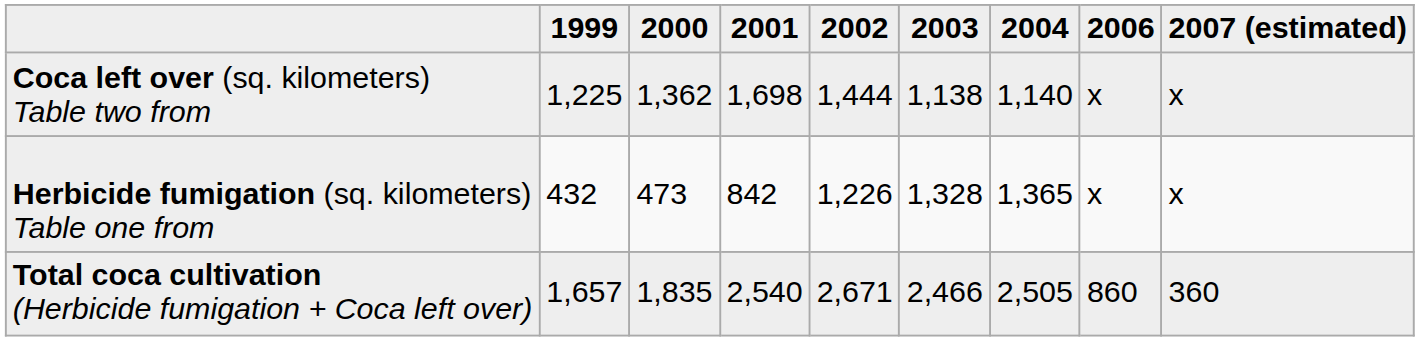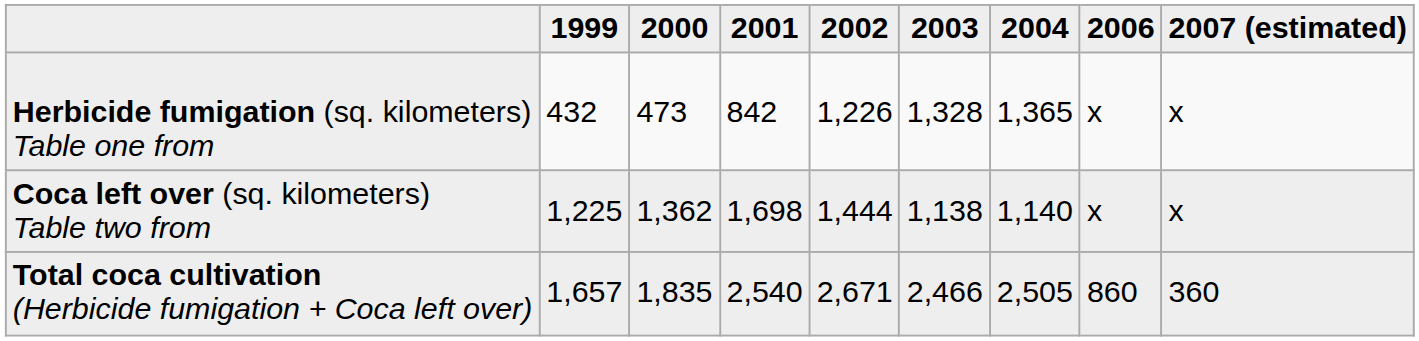rows swapped: (272, 210) <-> (221, 93)
